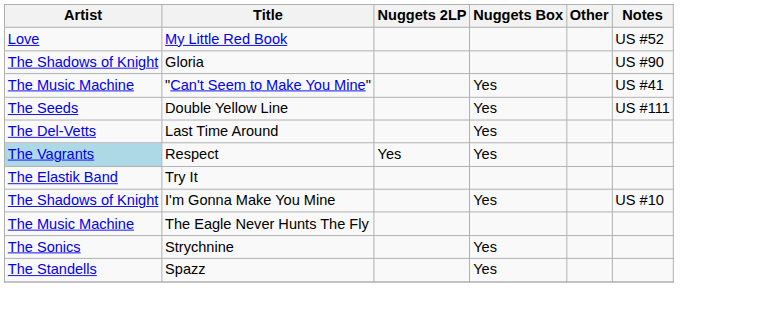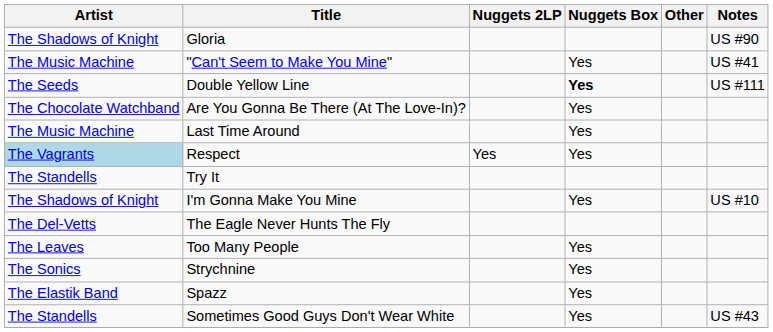- row: (226, 39)
(485, 108) normal -> (581, 85) bold
+ row: (326, 108)
(52, 131) The Del-Vetts -> (71, 131) The Music Machine
(63, 177) The Elastik Band -> (52, 177) The Standells
(71, 223) The Music Machine -> (52, 223) The Del-Vetts
+ row: (243, 246)
(52, 270) The Standells -> (63, 293) The Elastik Band
+ row: (320, 316)
